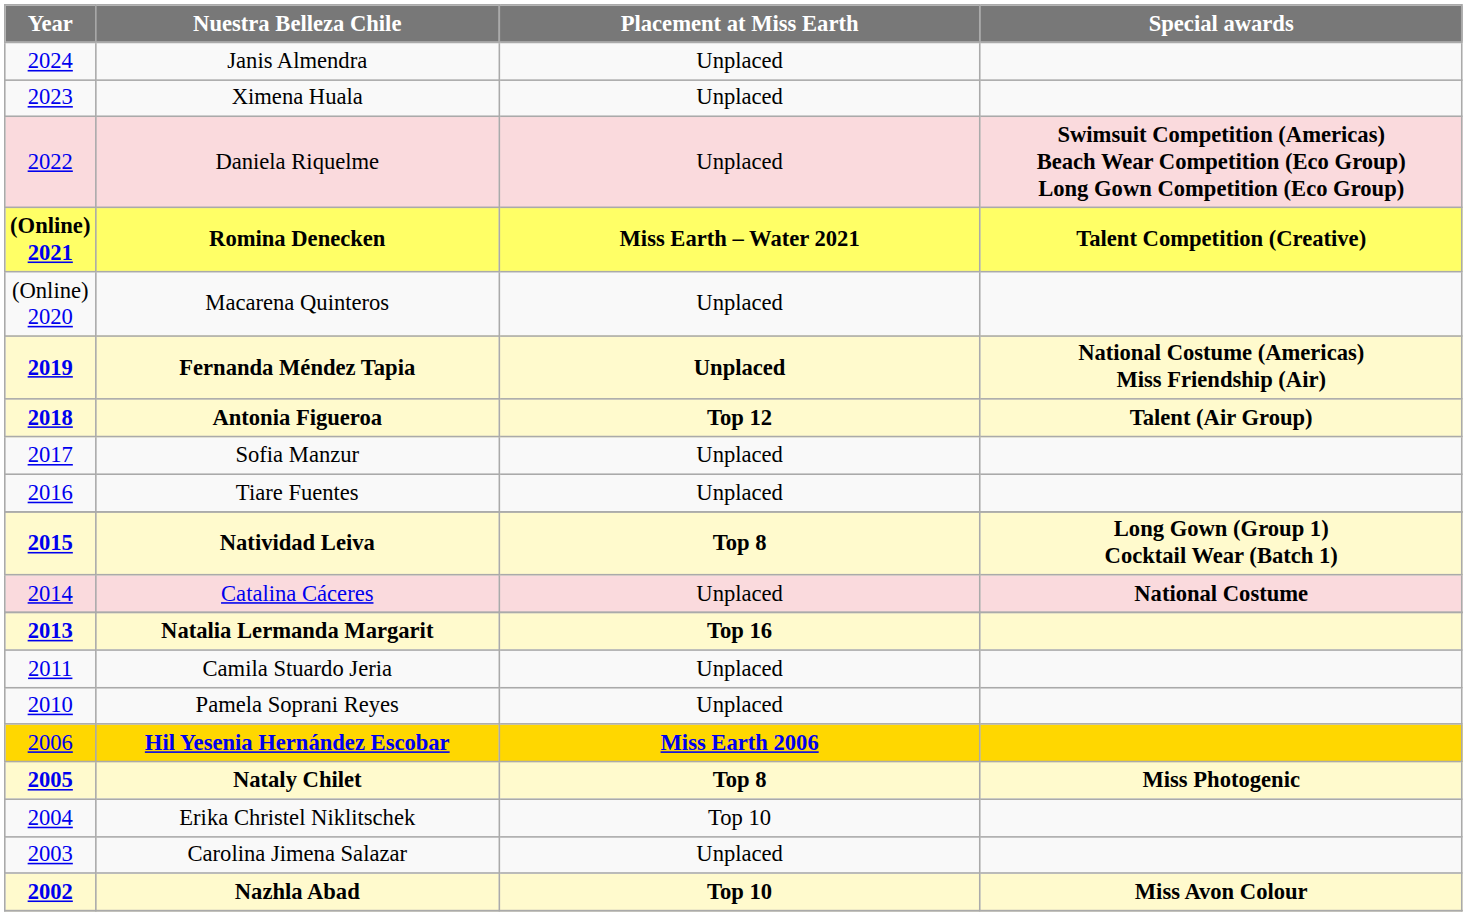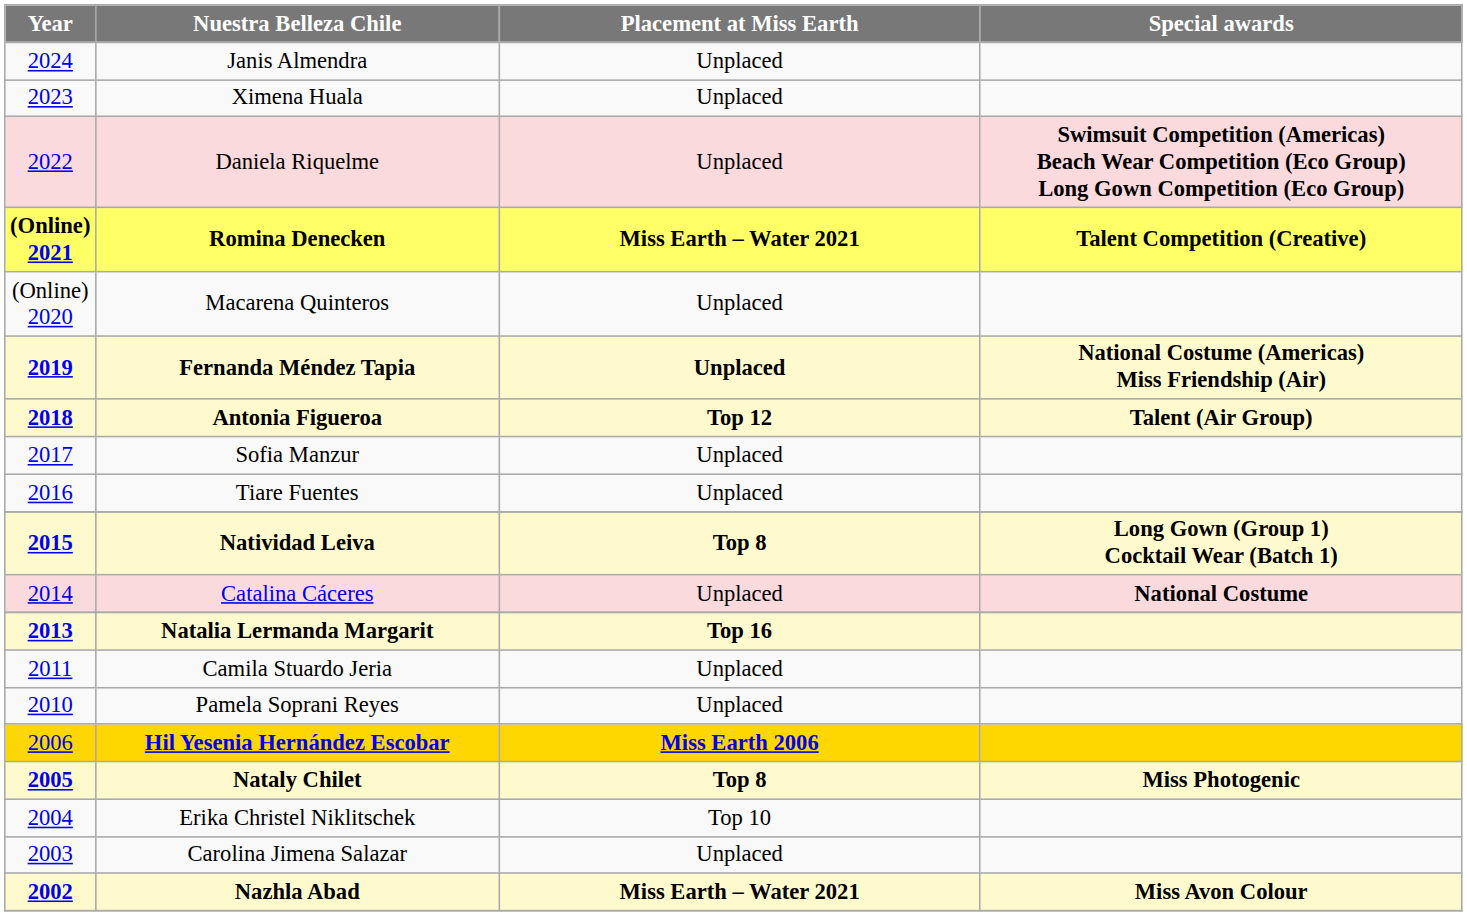(740, 892) Top 10 -> (740, 892) Miss Earth – Water 2021
